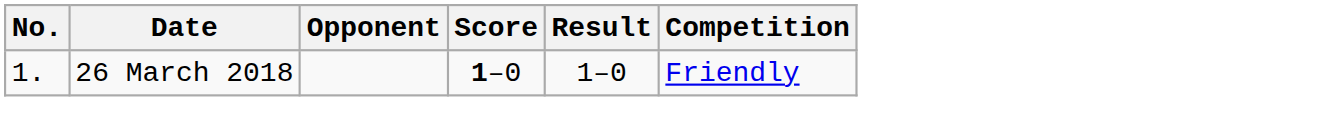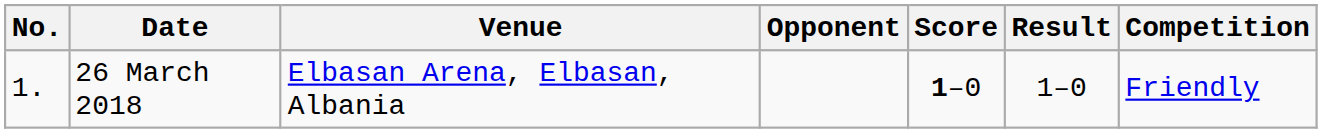+ column: (521, 28)
